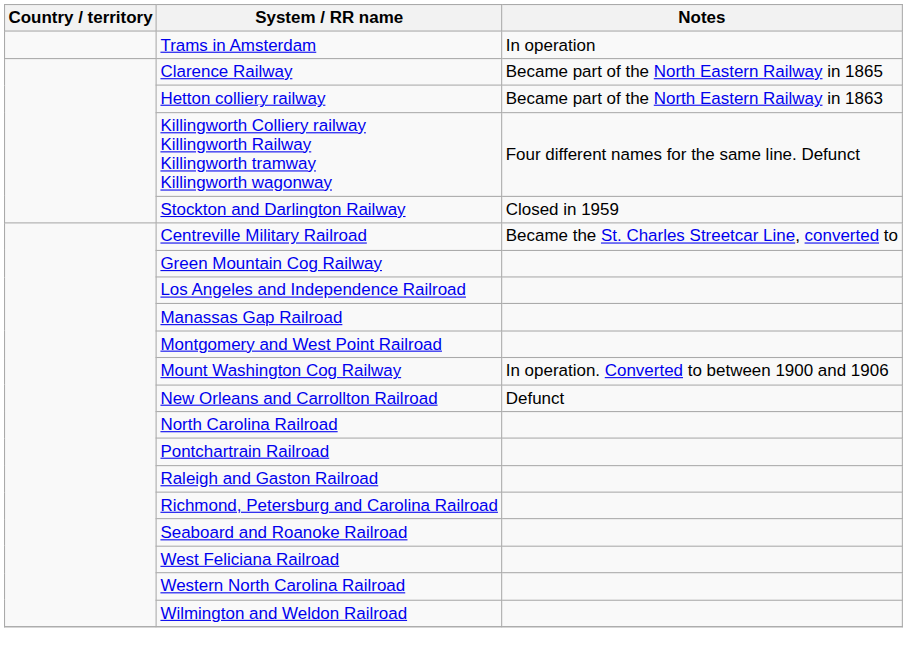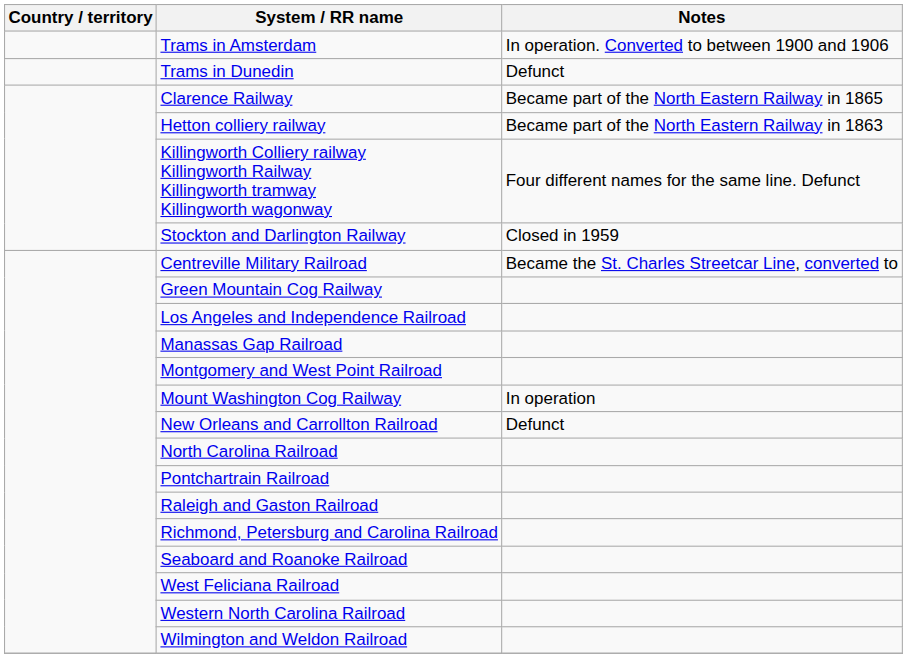(551, 44) In operation -> (697, 44) In operation. Converted to between 1900 and 1906
+ row: (227, 71)
(697, 371) In operation. Converted to between 1900 and 1906 -> (551, 397) In operation
